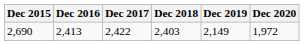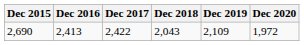(167, 31) 2,403 -> (167, 31) 2,043
(216, 31) 2,149 -> (216, 31) 2,109
